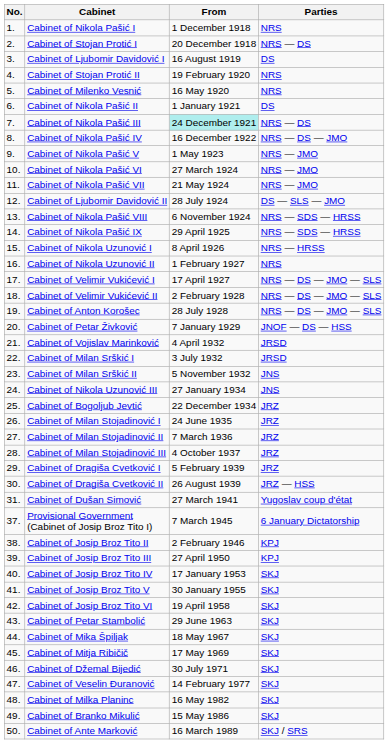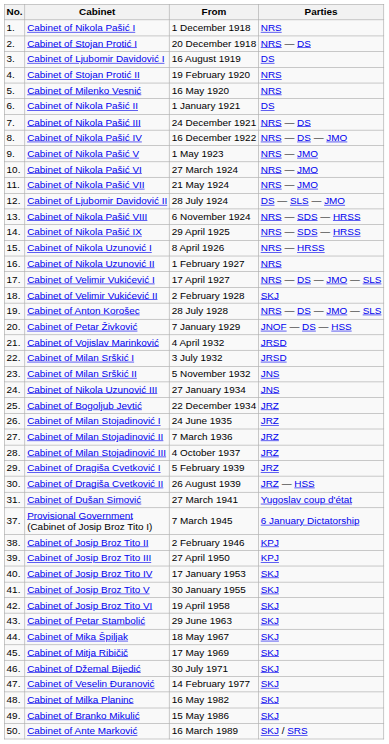(214, 122) paleturquoise background -> (214, 122) no background
(321, 295) NRS — DS — JMO — SLS -> (270, 295) SKJ
